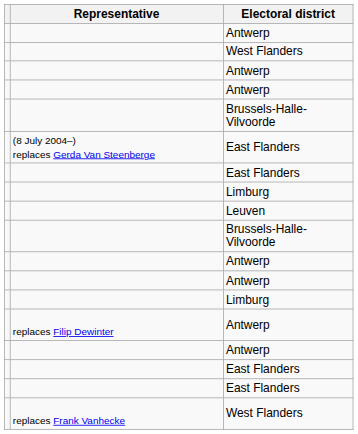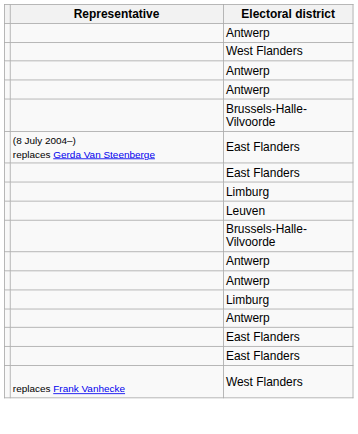- row: (63, 333)
